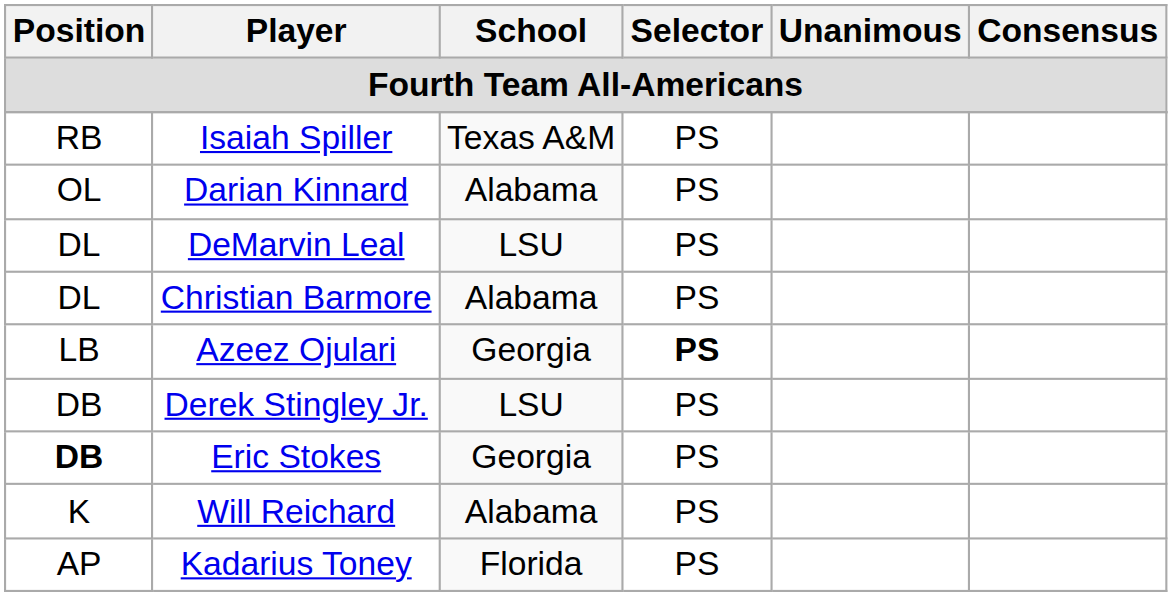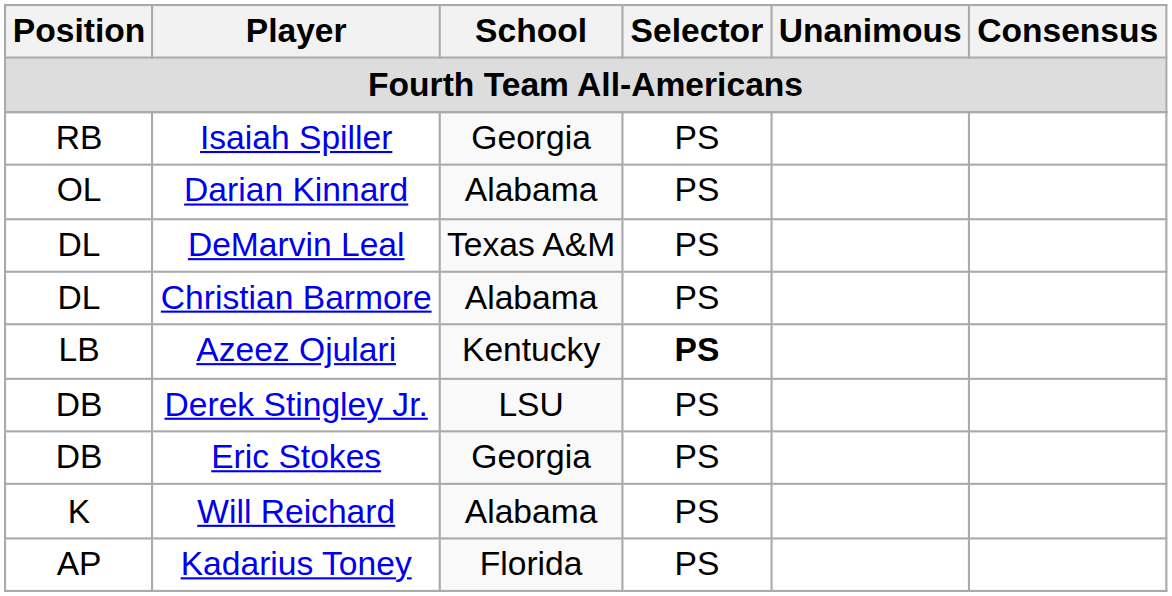(531, 137) Texas A&M -> (531, 137) Georgia
(531, 244) LSU -> (531, 244) Texas A&M
(531, 350) Georgia -> (531, 350) Kentucky
(79, 457) bold -> (79, 457) normal
